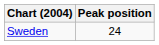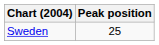(115, 31) 24 -> (115, 31) 25
